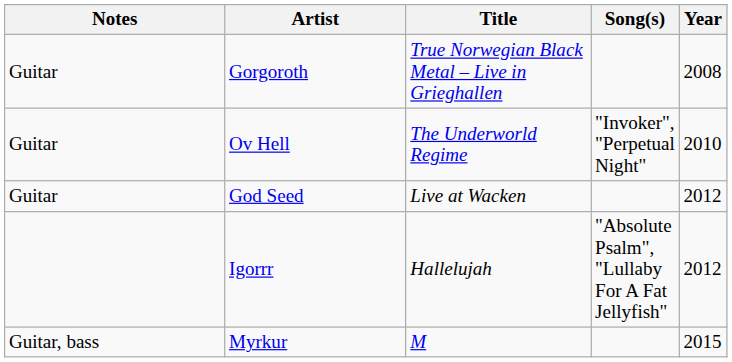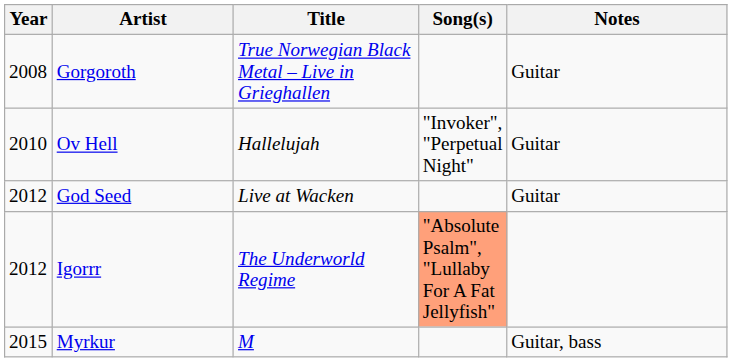columns swapped: (703, 19) <-> (115, 19)
(474, 144) The Underworld Regime -> (279, 144) Hallelujah
(451, 268) Hallelujah -> (301, 268) The Underworld Regime
(633, 268) no background -> (461, 268) lightsalmon background
